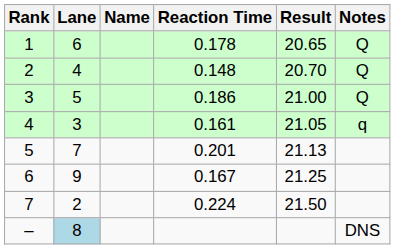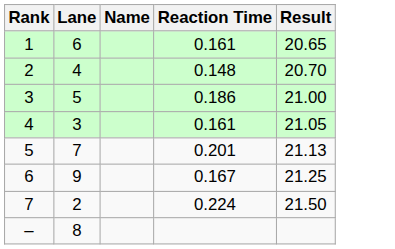- column: (362, 17)
(215, 44) 0.178 -> (215, 44) 0.161
(77, 230) lightblue background -> (77, 230) no background
